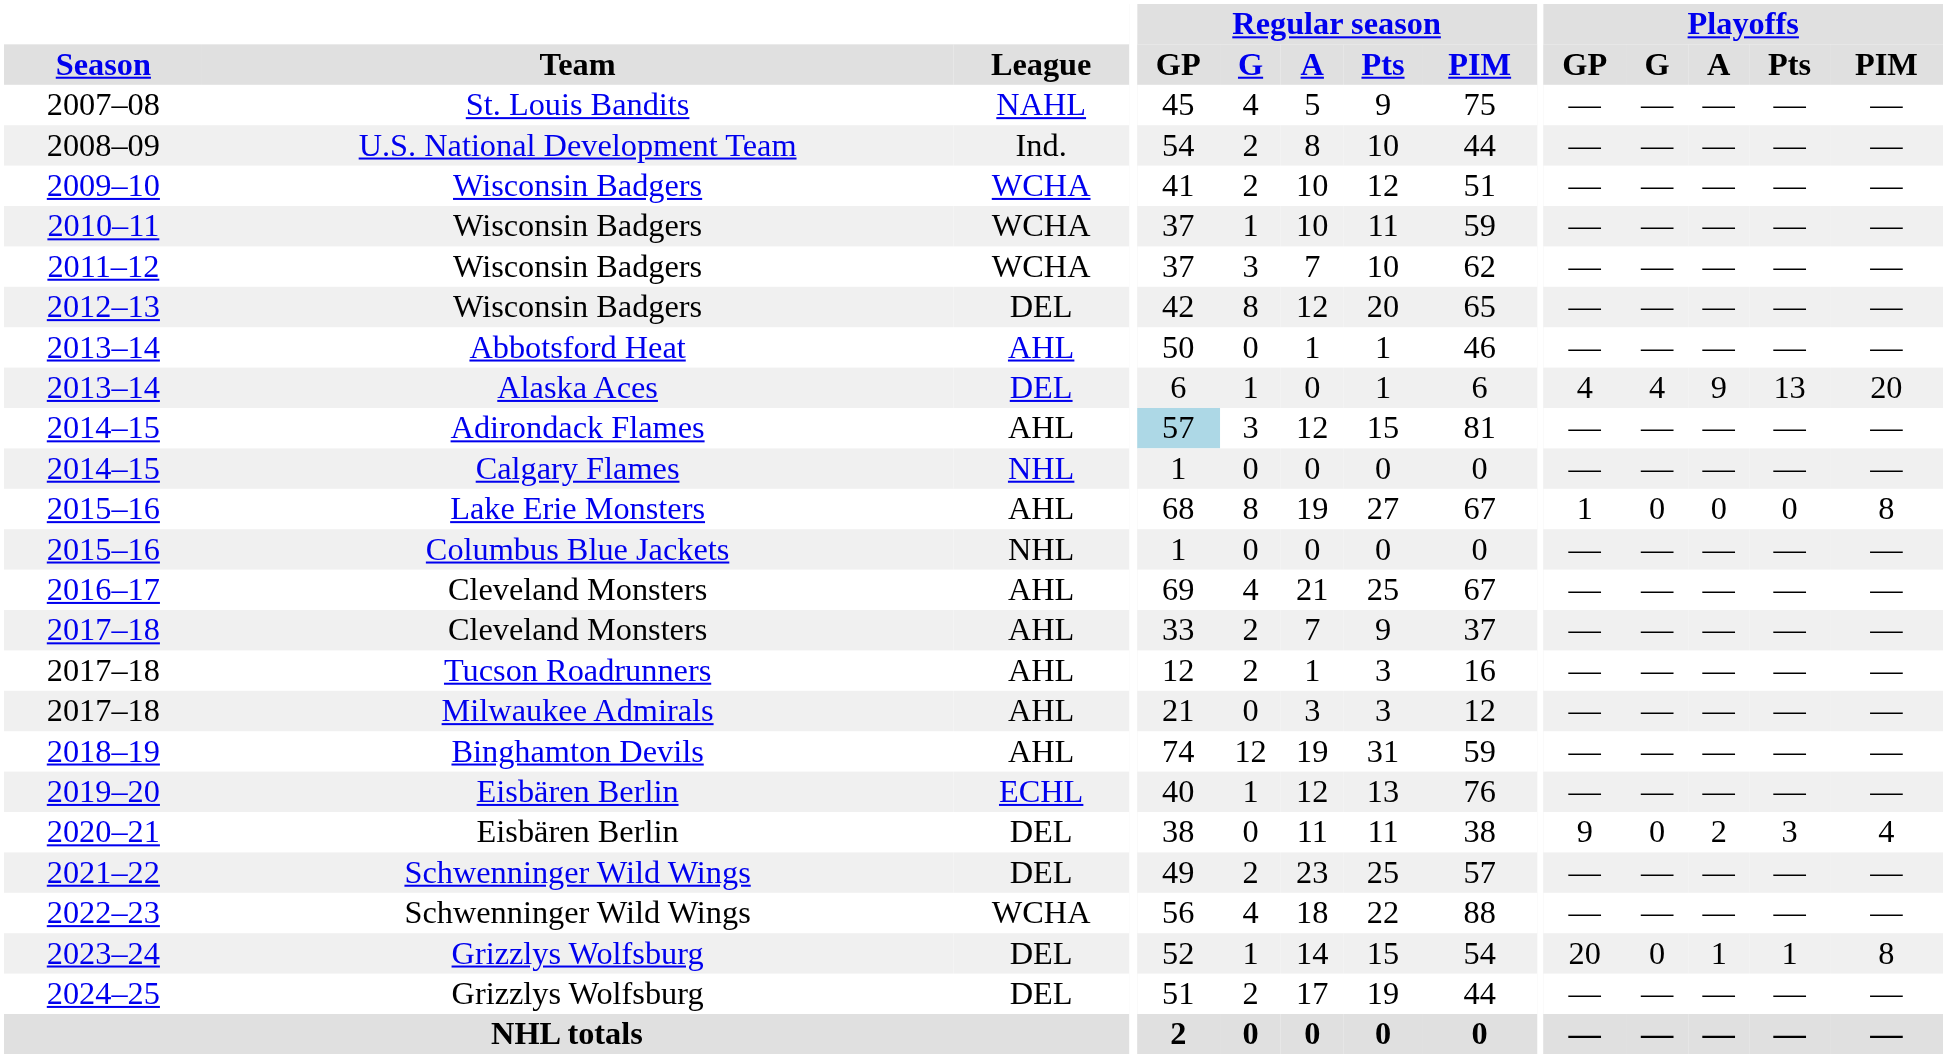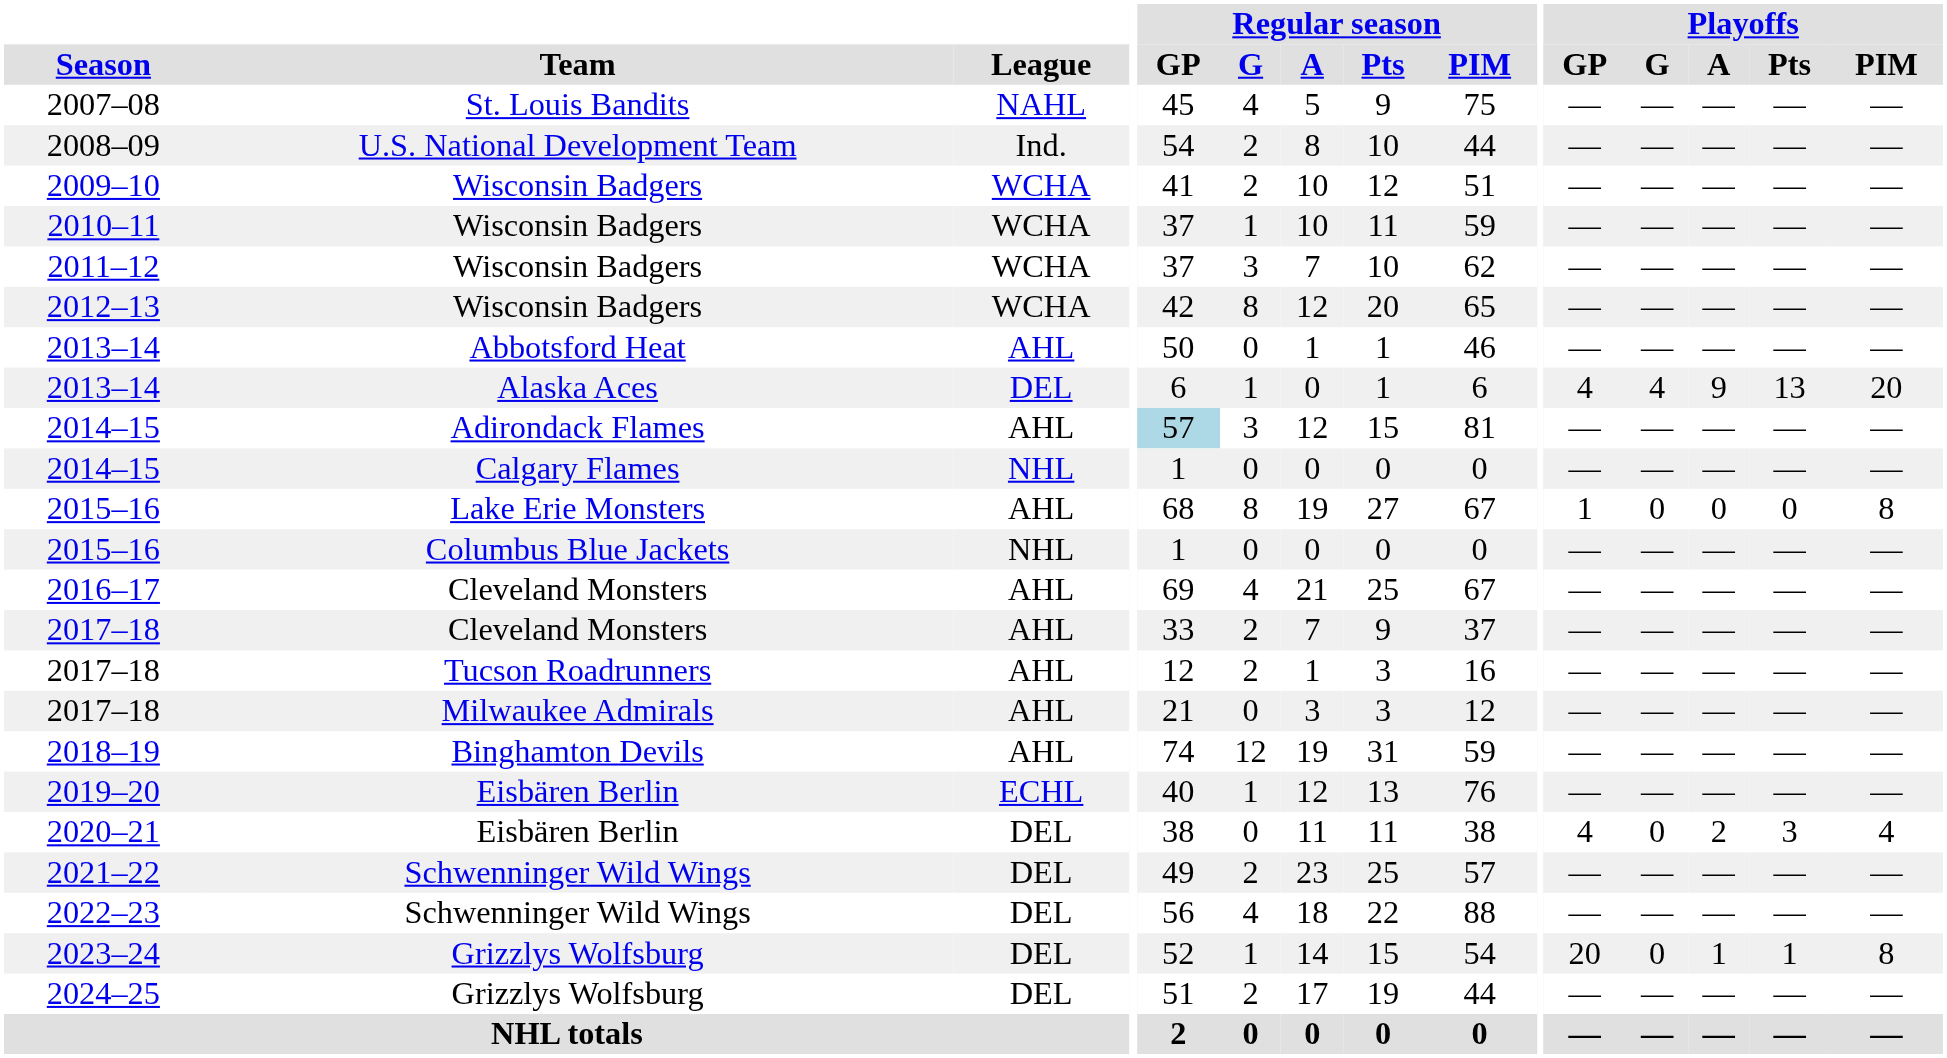(1041, 306) DEL -> (1041, 306) WCHA
(1585, 831) 9 -> (1585, 831) 4
(1041, 912) WCHA -> (1041, 912) DEL
